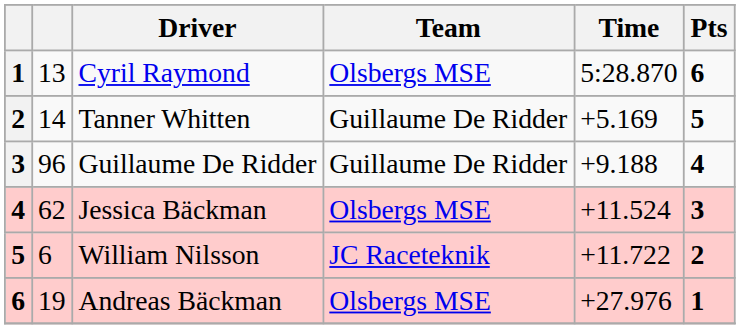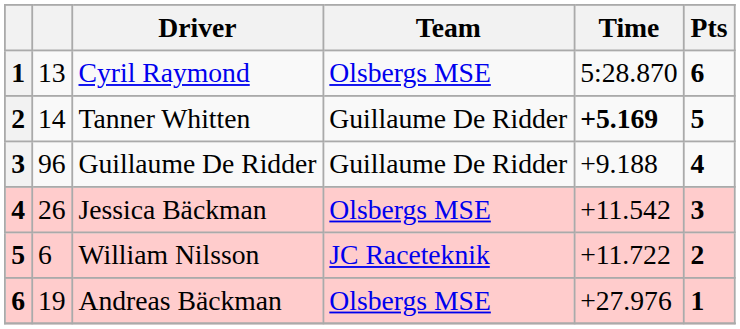(619, 118) normal -> (619, 118) bold
(52, 209) 62 -> (52, 209) 26
(625, 209) +11.524 -> (625, 209) +11.542
